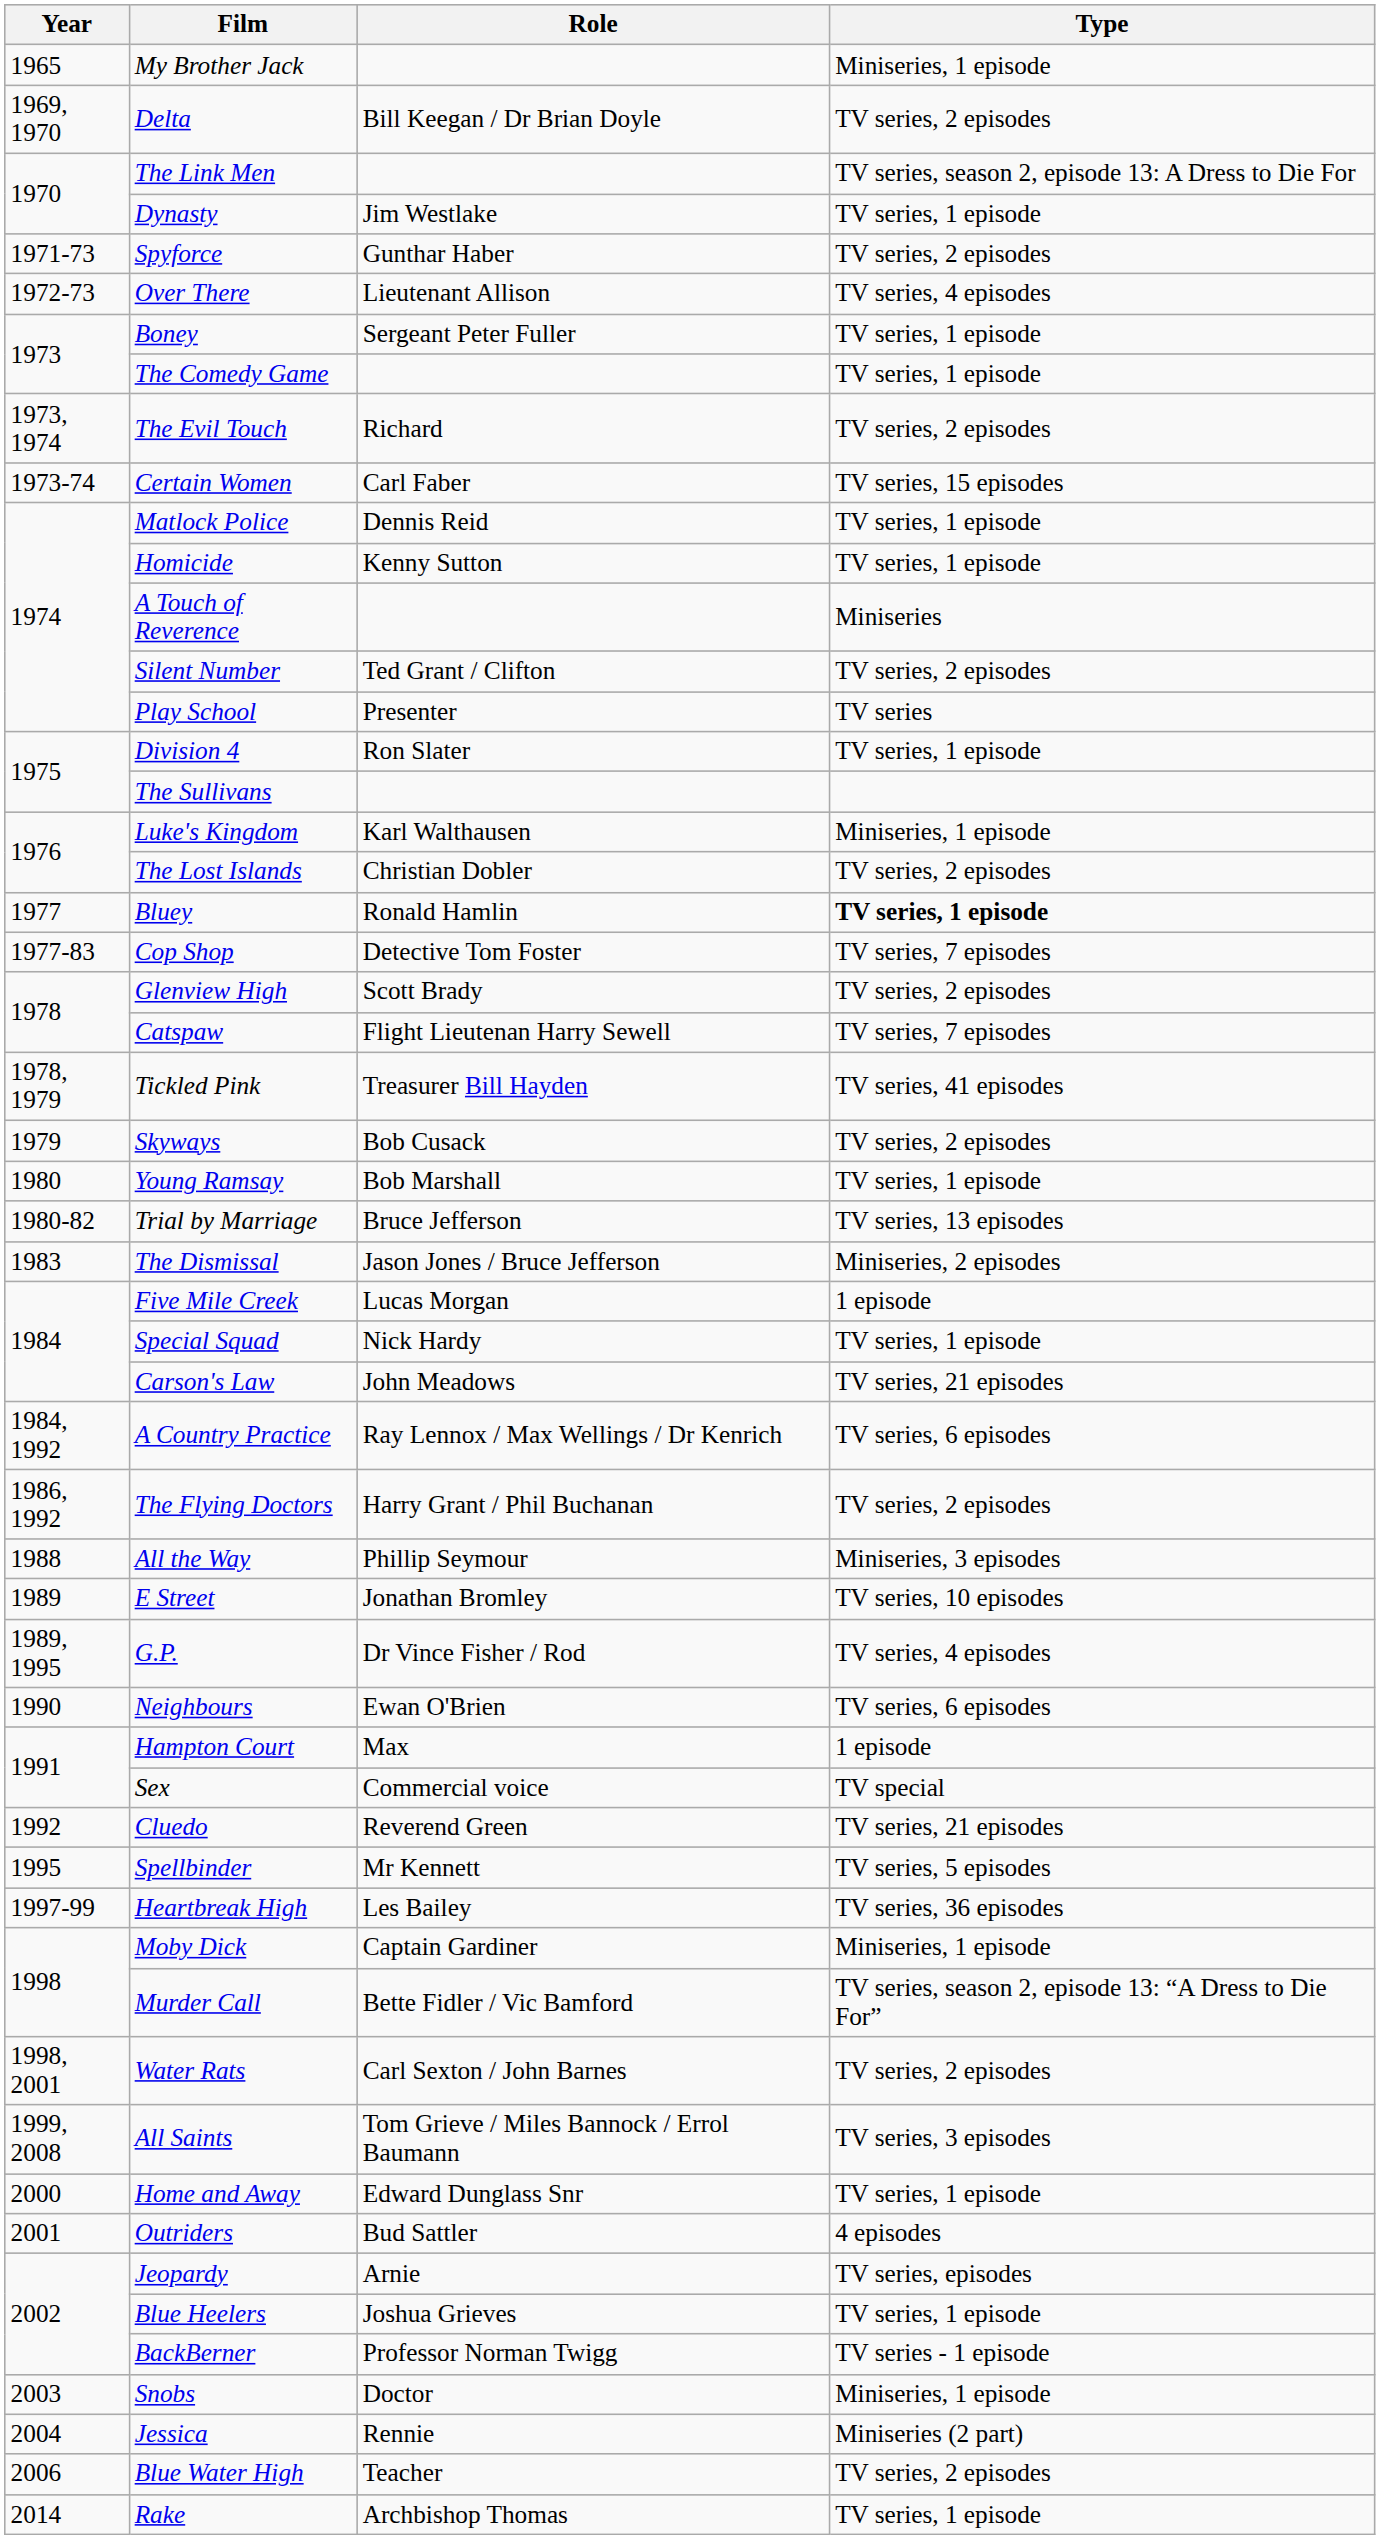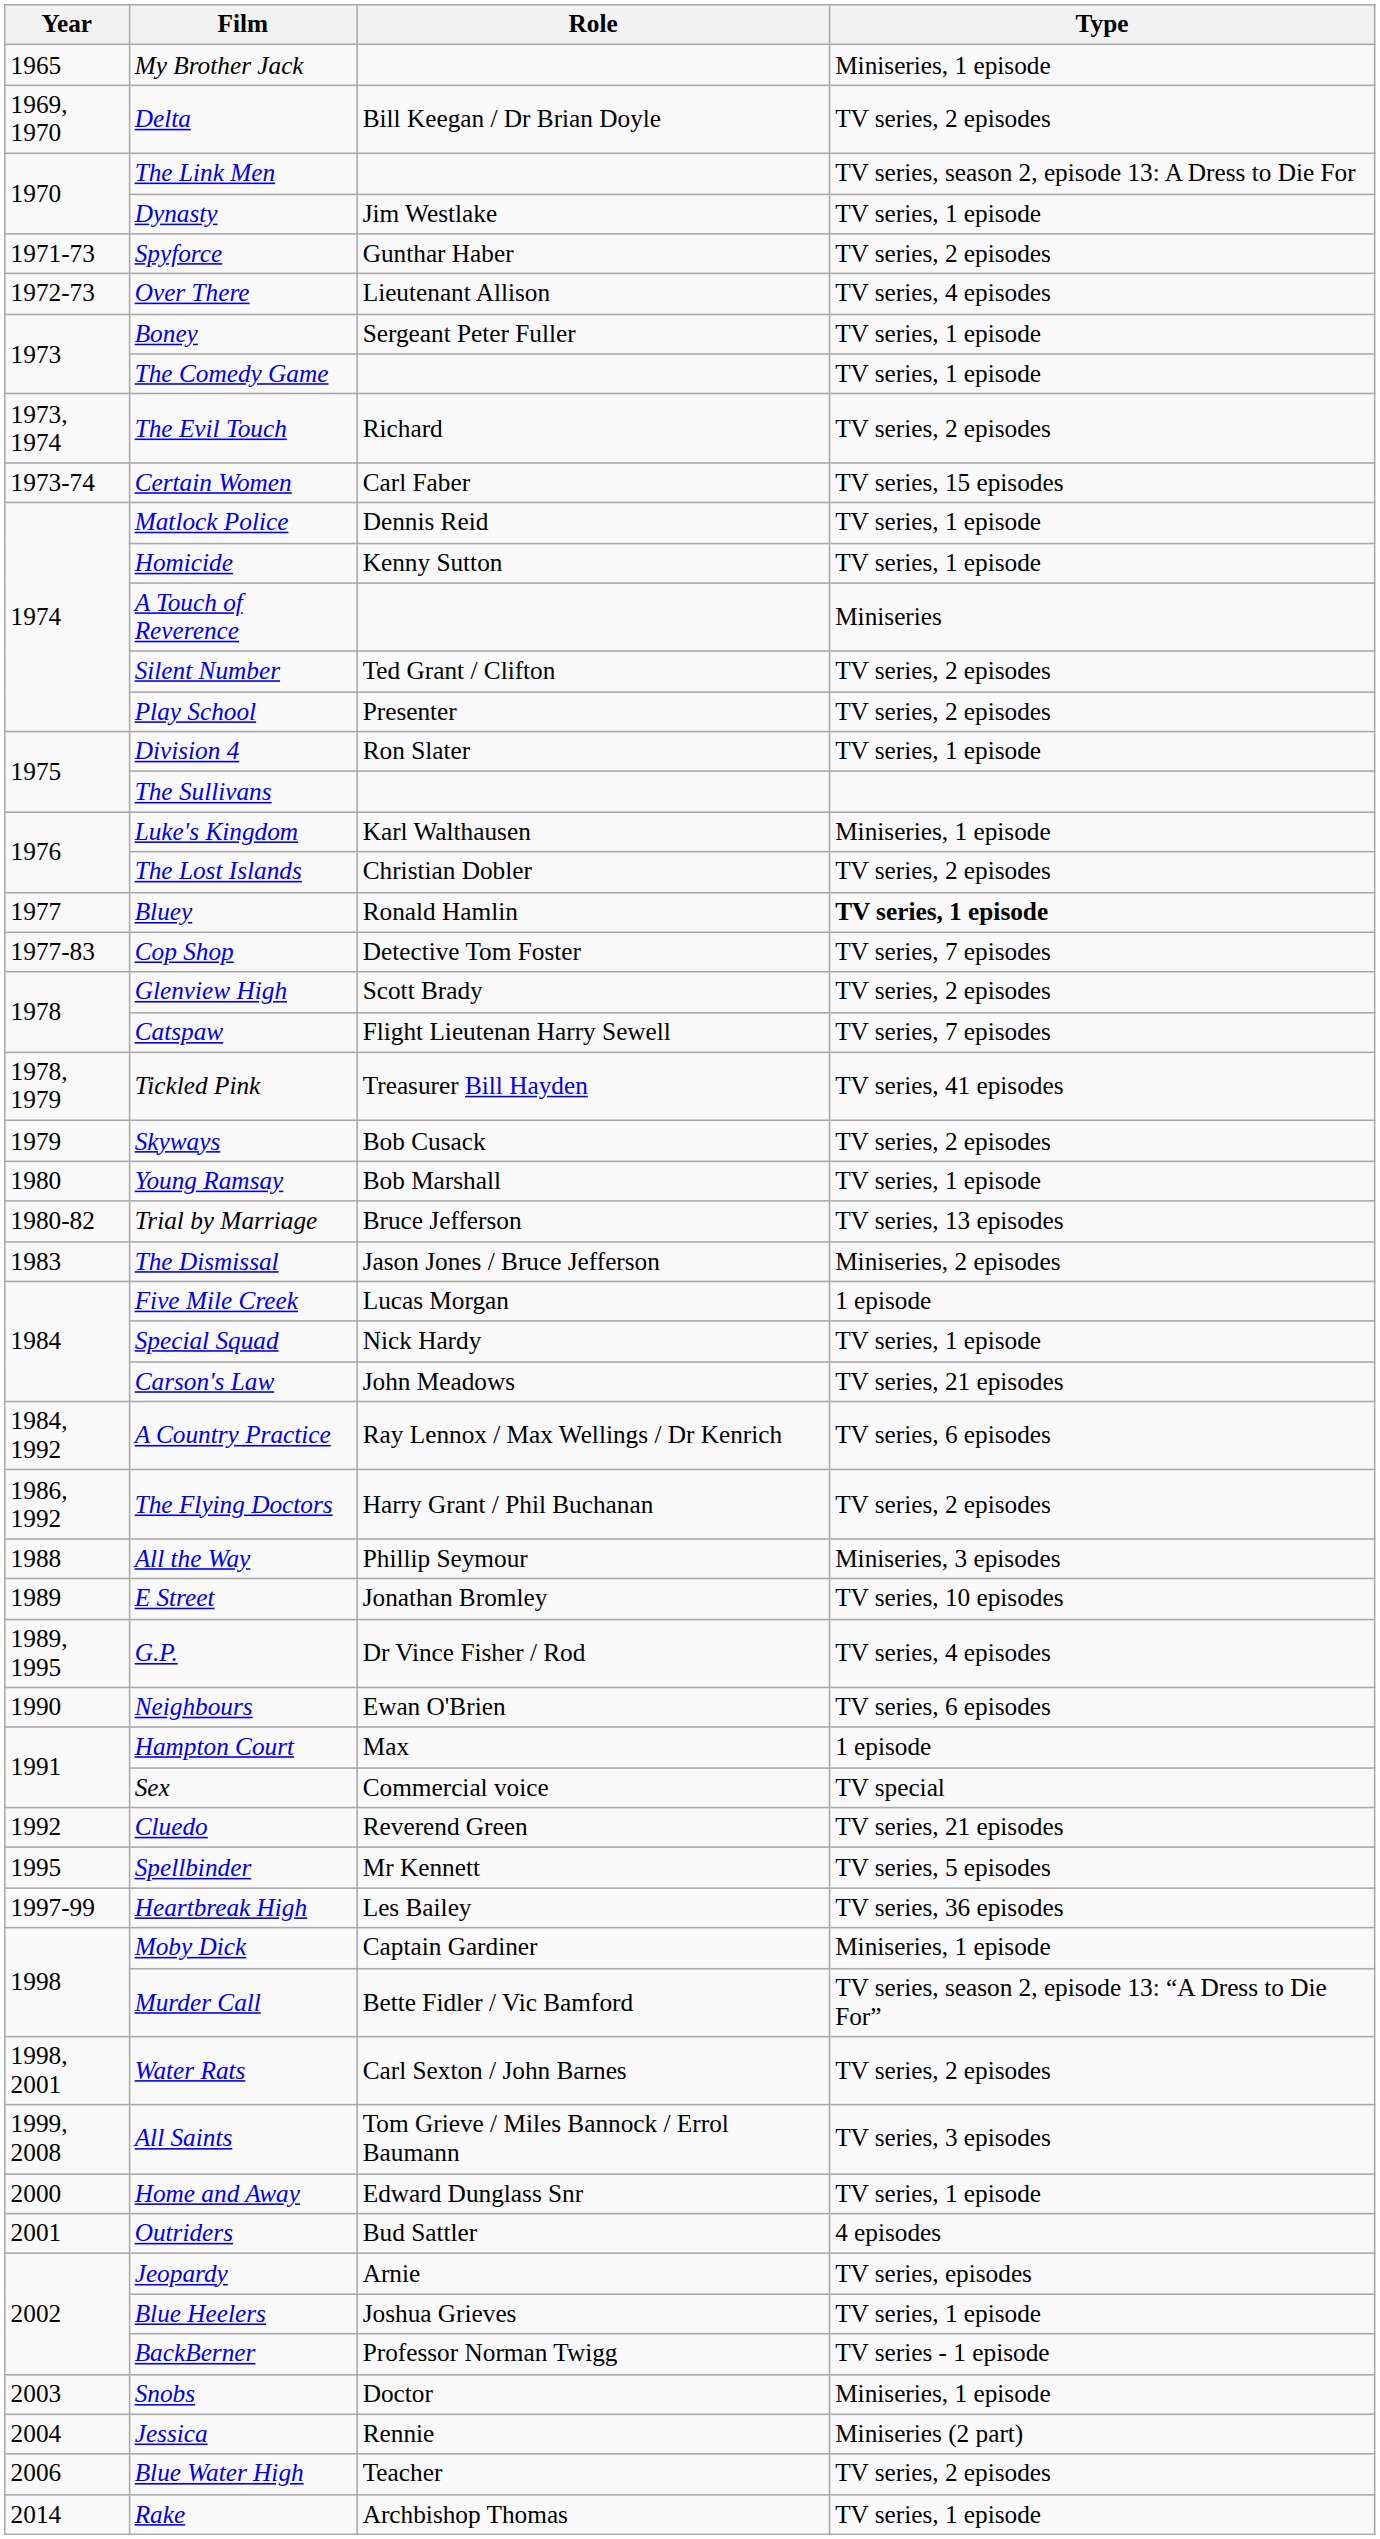(884, 711) TV series -> (943, 711) TV series, 2 episodes
